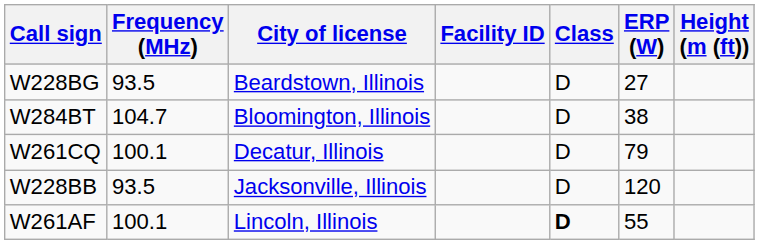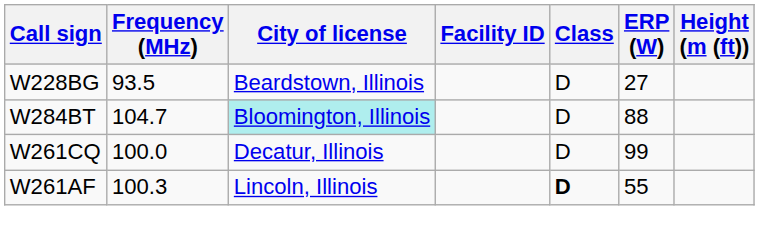(332, 116) no background -> (332, 116) paleturquoise background
(636, 116) 38 -> (636, 116) 88
(140, 151) 100.1 -> (140, 151) 100.0
(636, 151) 79 -> (636, 151) 99
- row: (53, 186)
(140, 221) 100.1 -> (140, 186) 100.3
